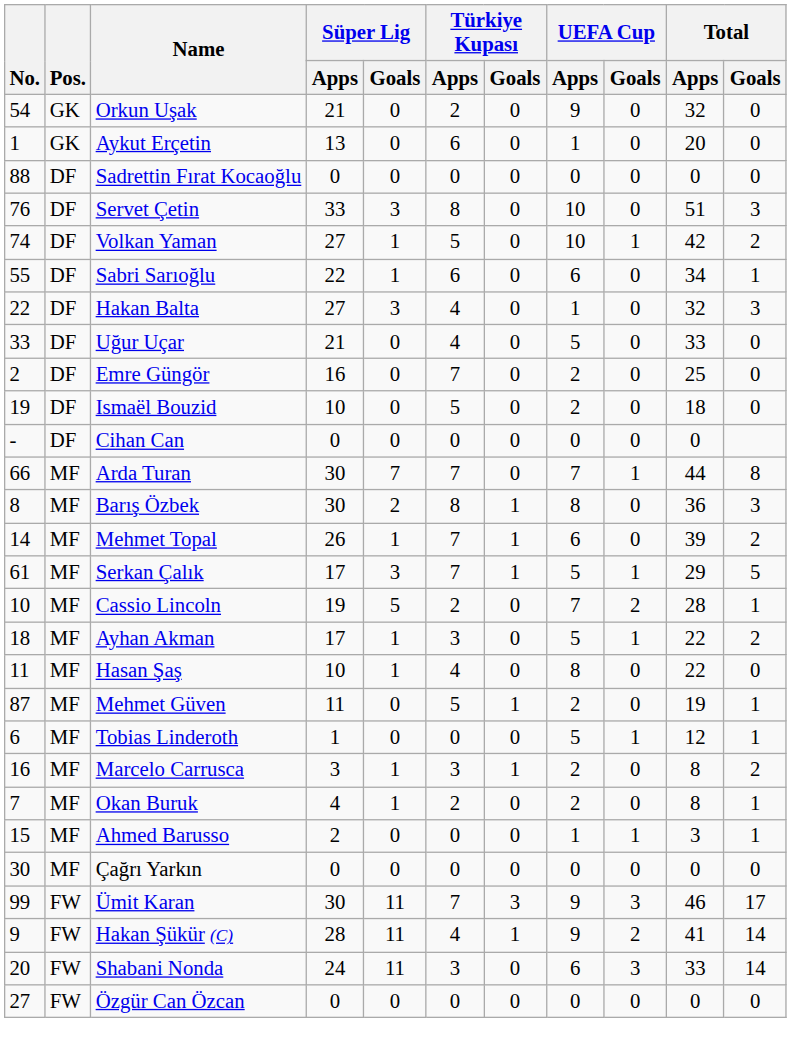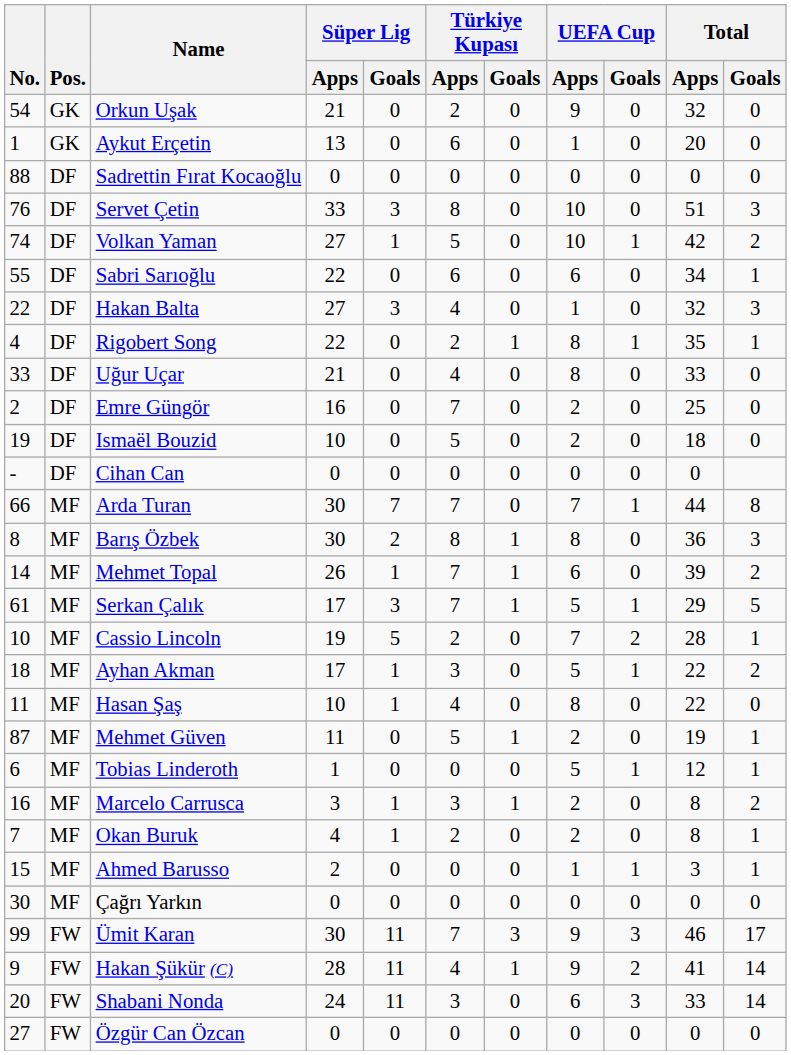(395, 275) 1 -> (395, 275) 0
+ row: (156, 341)
(575, 341) 5 -> (575, 374) 8
